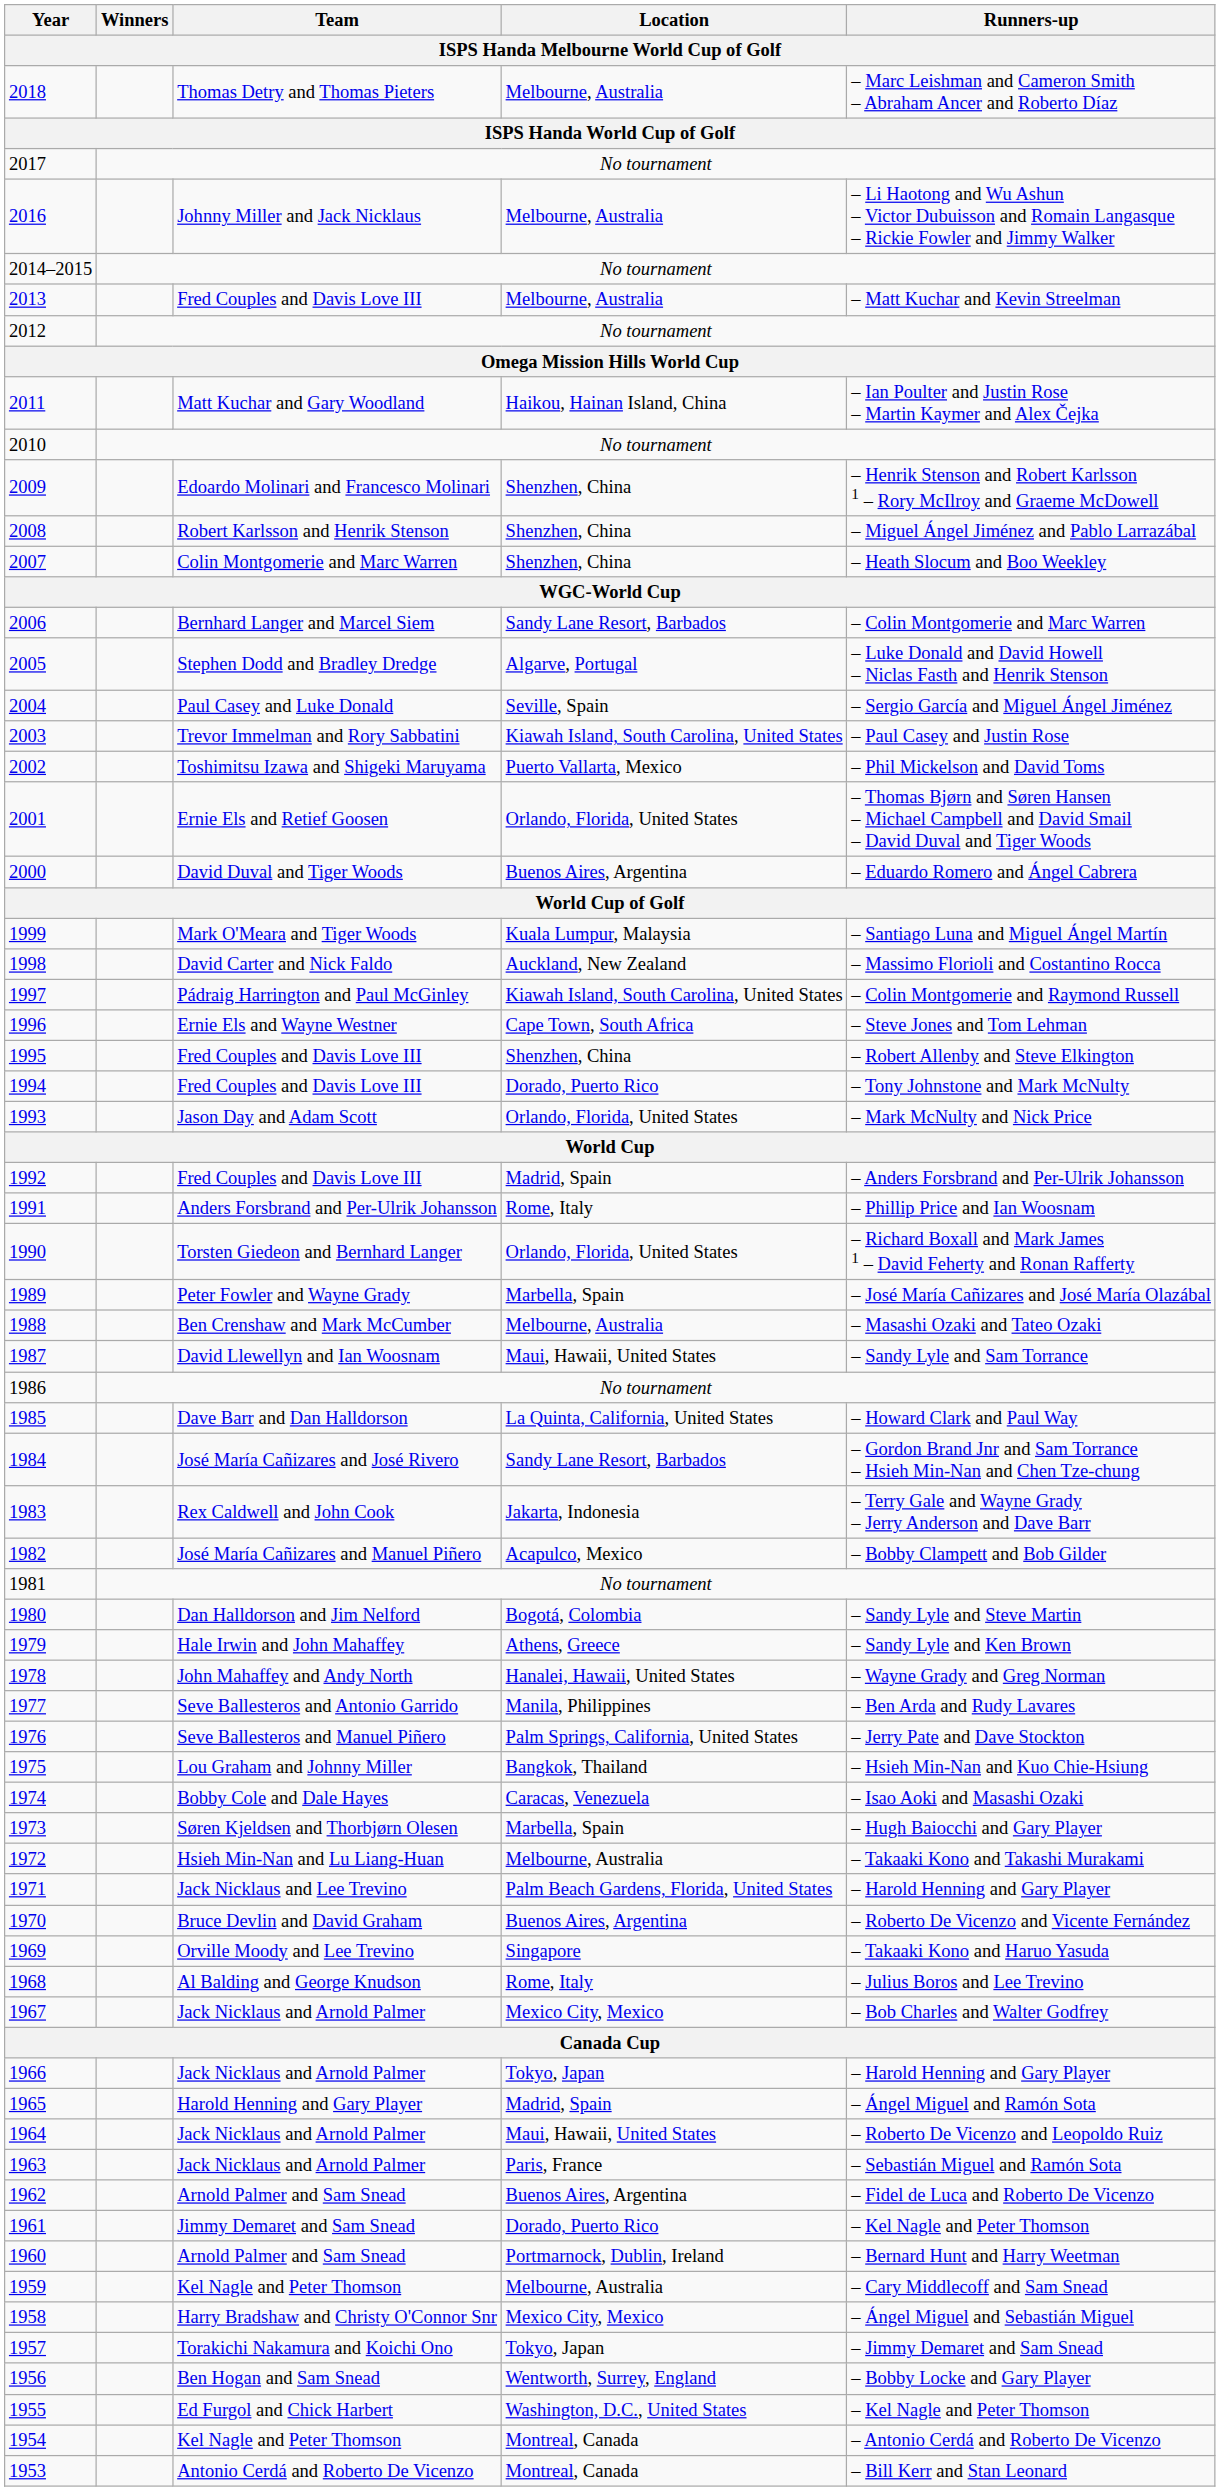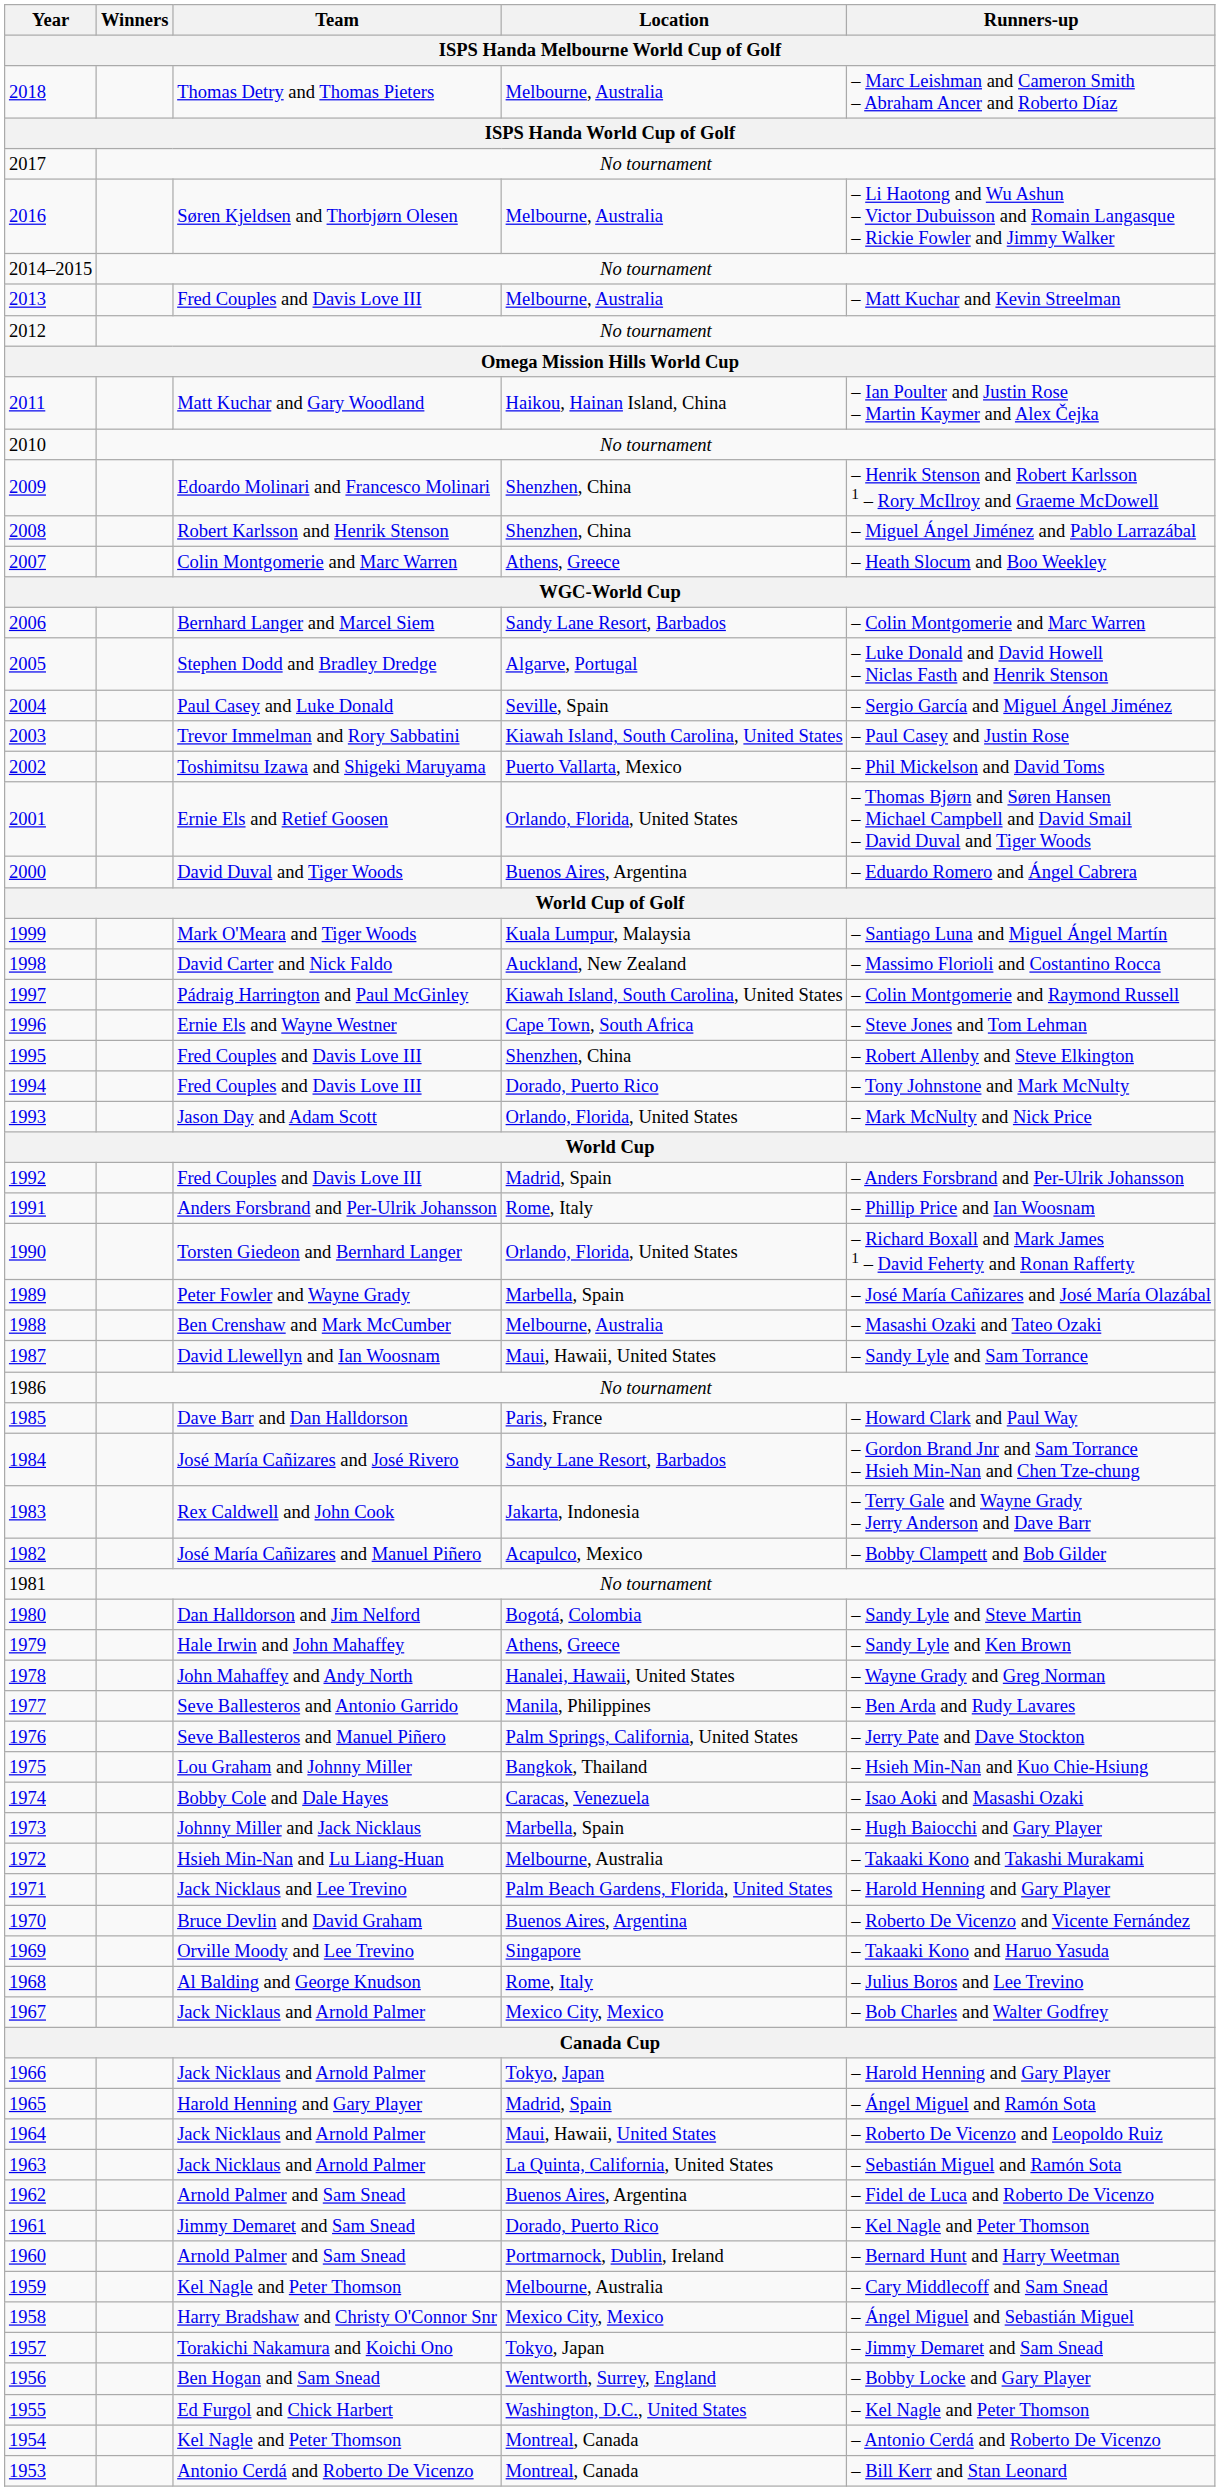(299, 216) Johnny Miller and Jack Nicklaus -> (317, 216) Søren Kjeldsen and Thorbjørn Olesen
(568, 561) Shenzhen, China -> (563, 561) Athens, Greece
(639, 1417) La Quinta, California, United States -> (554, 1417) Paris, France
(317, 1828) Søren Kjeldsen and Thorbjørn Olesen -> (299, 1828) Johnny Miller and Jack Nicklaus
(554, 2164) Paris, France -> (639, 2164) La Quinta, California, United States
